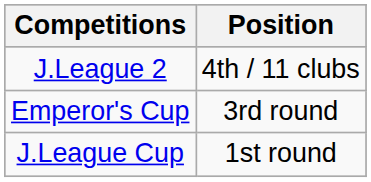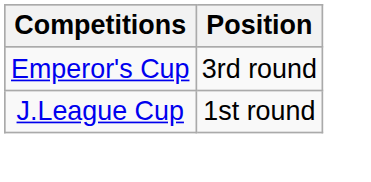- row: (100, 68)
